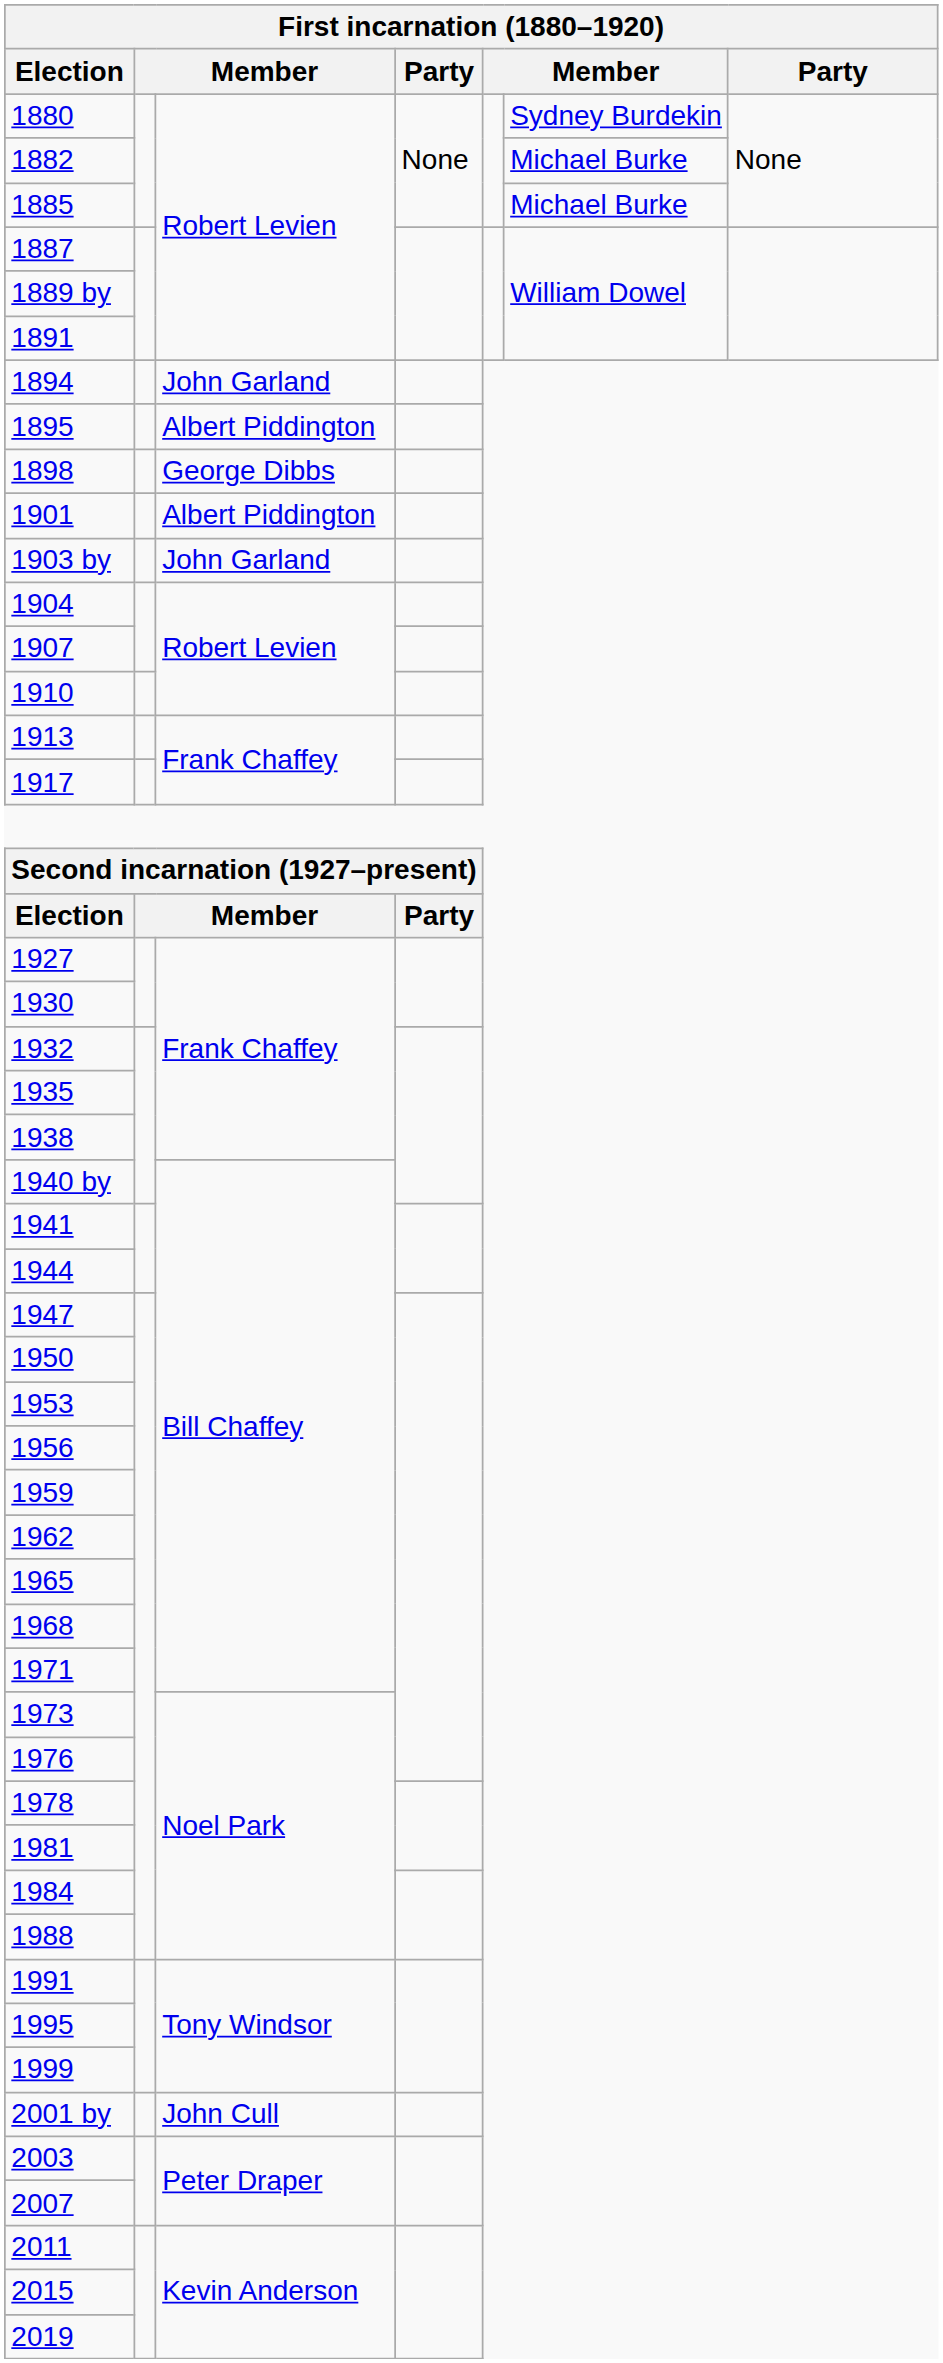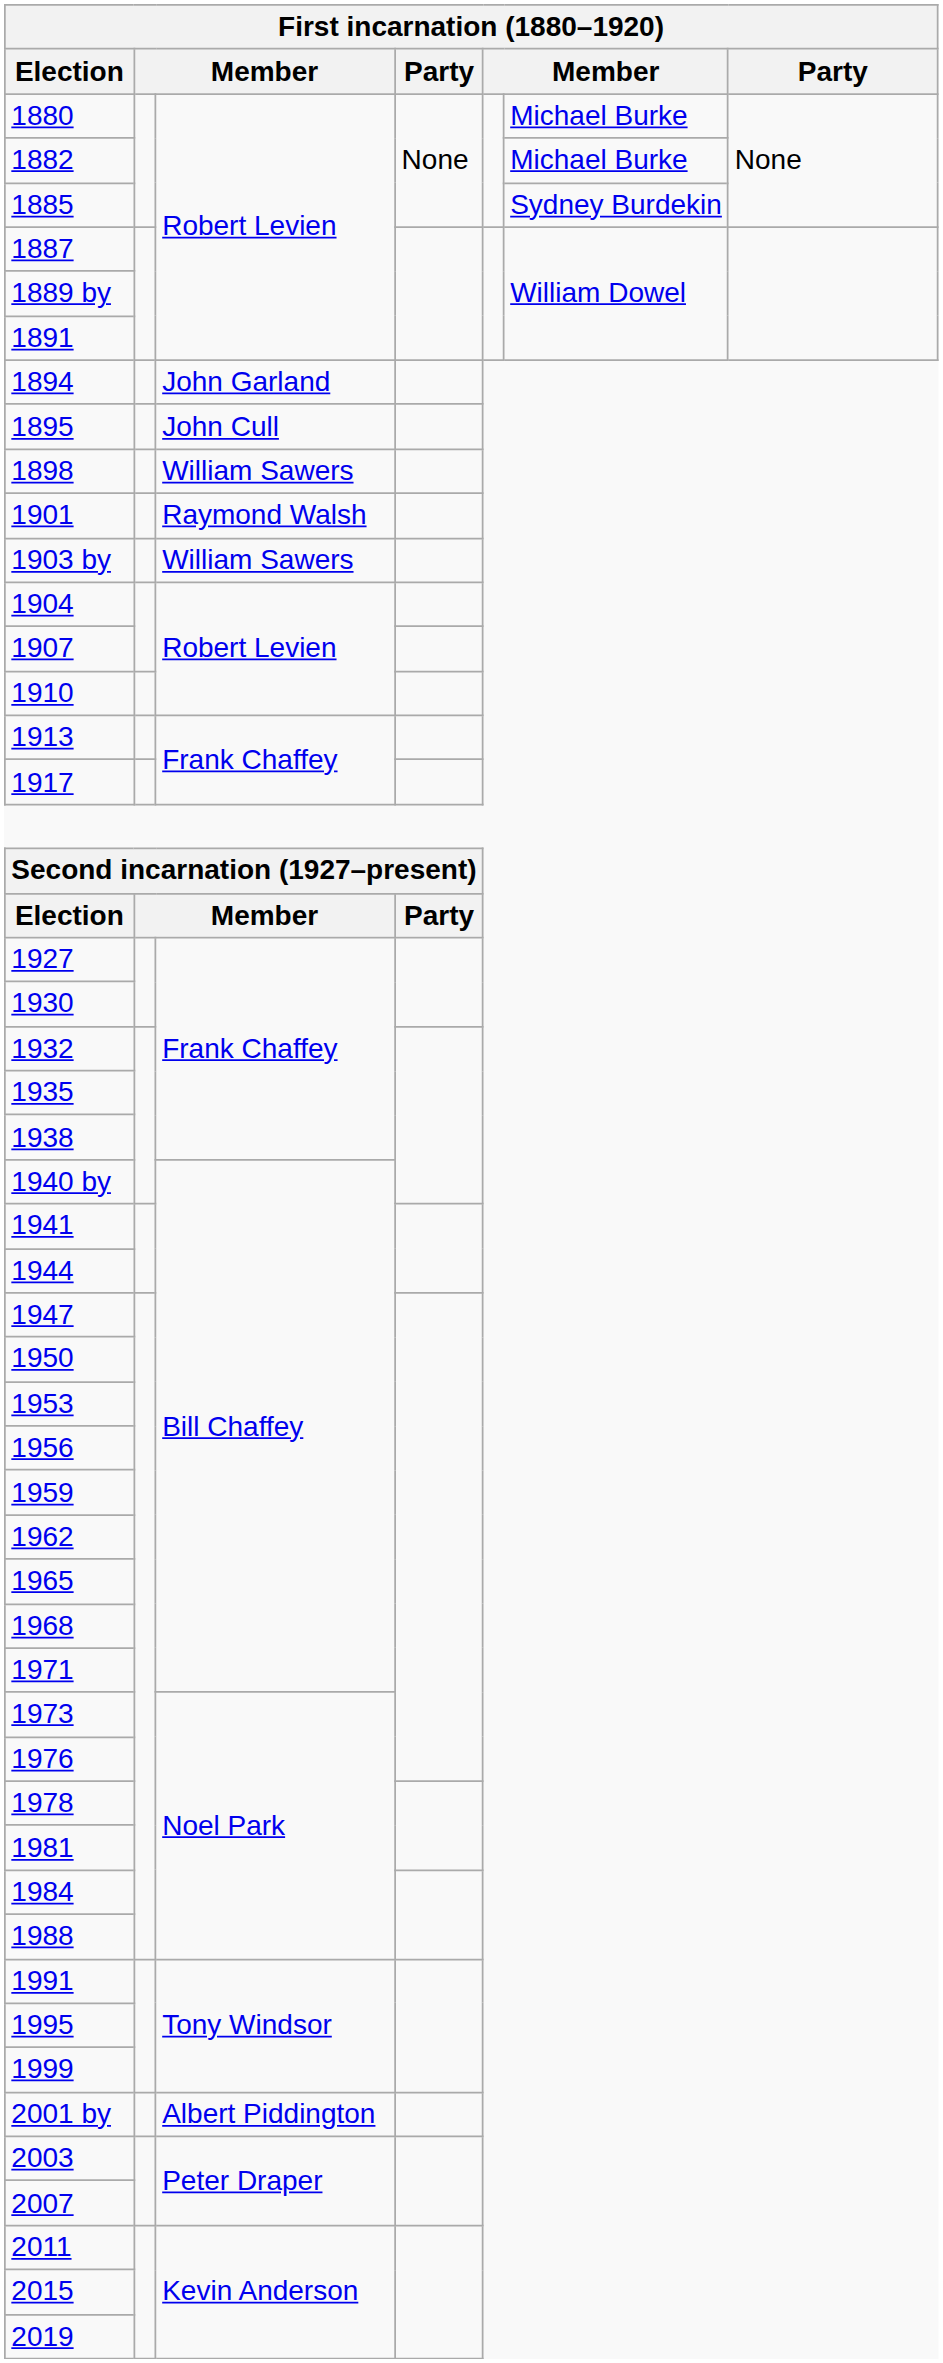(616, 115) Sydney Burdekin -> (599, 115) Michael Burke
(599, 204) Michael Burke -> (616, 204) Sydney Burdekin
(269, 426) Albert Piddington -> (221, 426) John Cull
(249, 470) George Dibbs -> (258, 470) William Sawers
(269, 515) Albert Piddington -> (264, 515) Raymond Walsh
(246, 559) John Garland -> (258, 559) William Sawers
(221, 2113) John Cull -> (269, 2113) Albert Piddington
